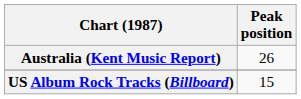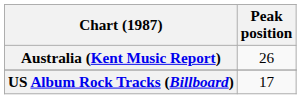(267, 81) 15 -> (267, 81) 17
